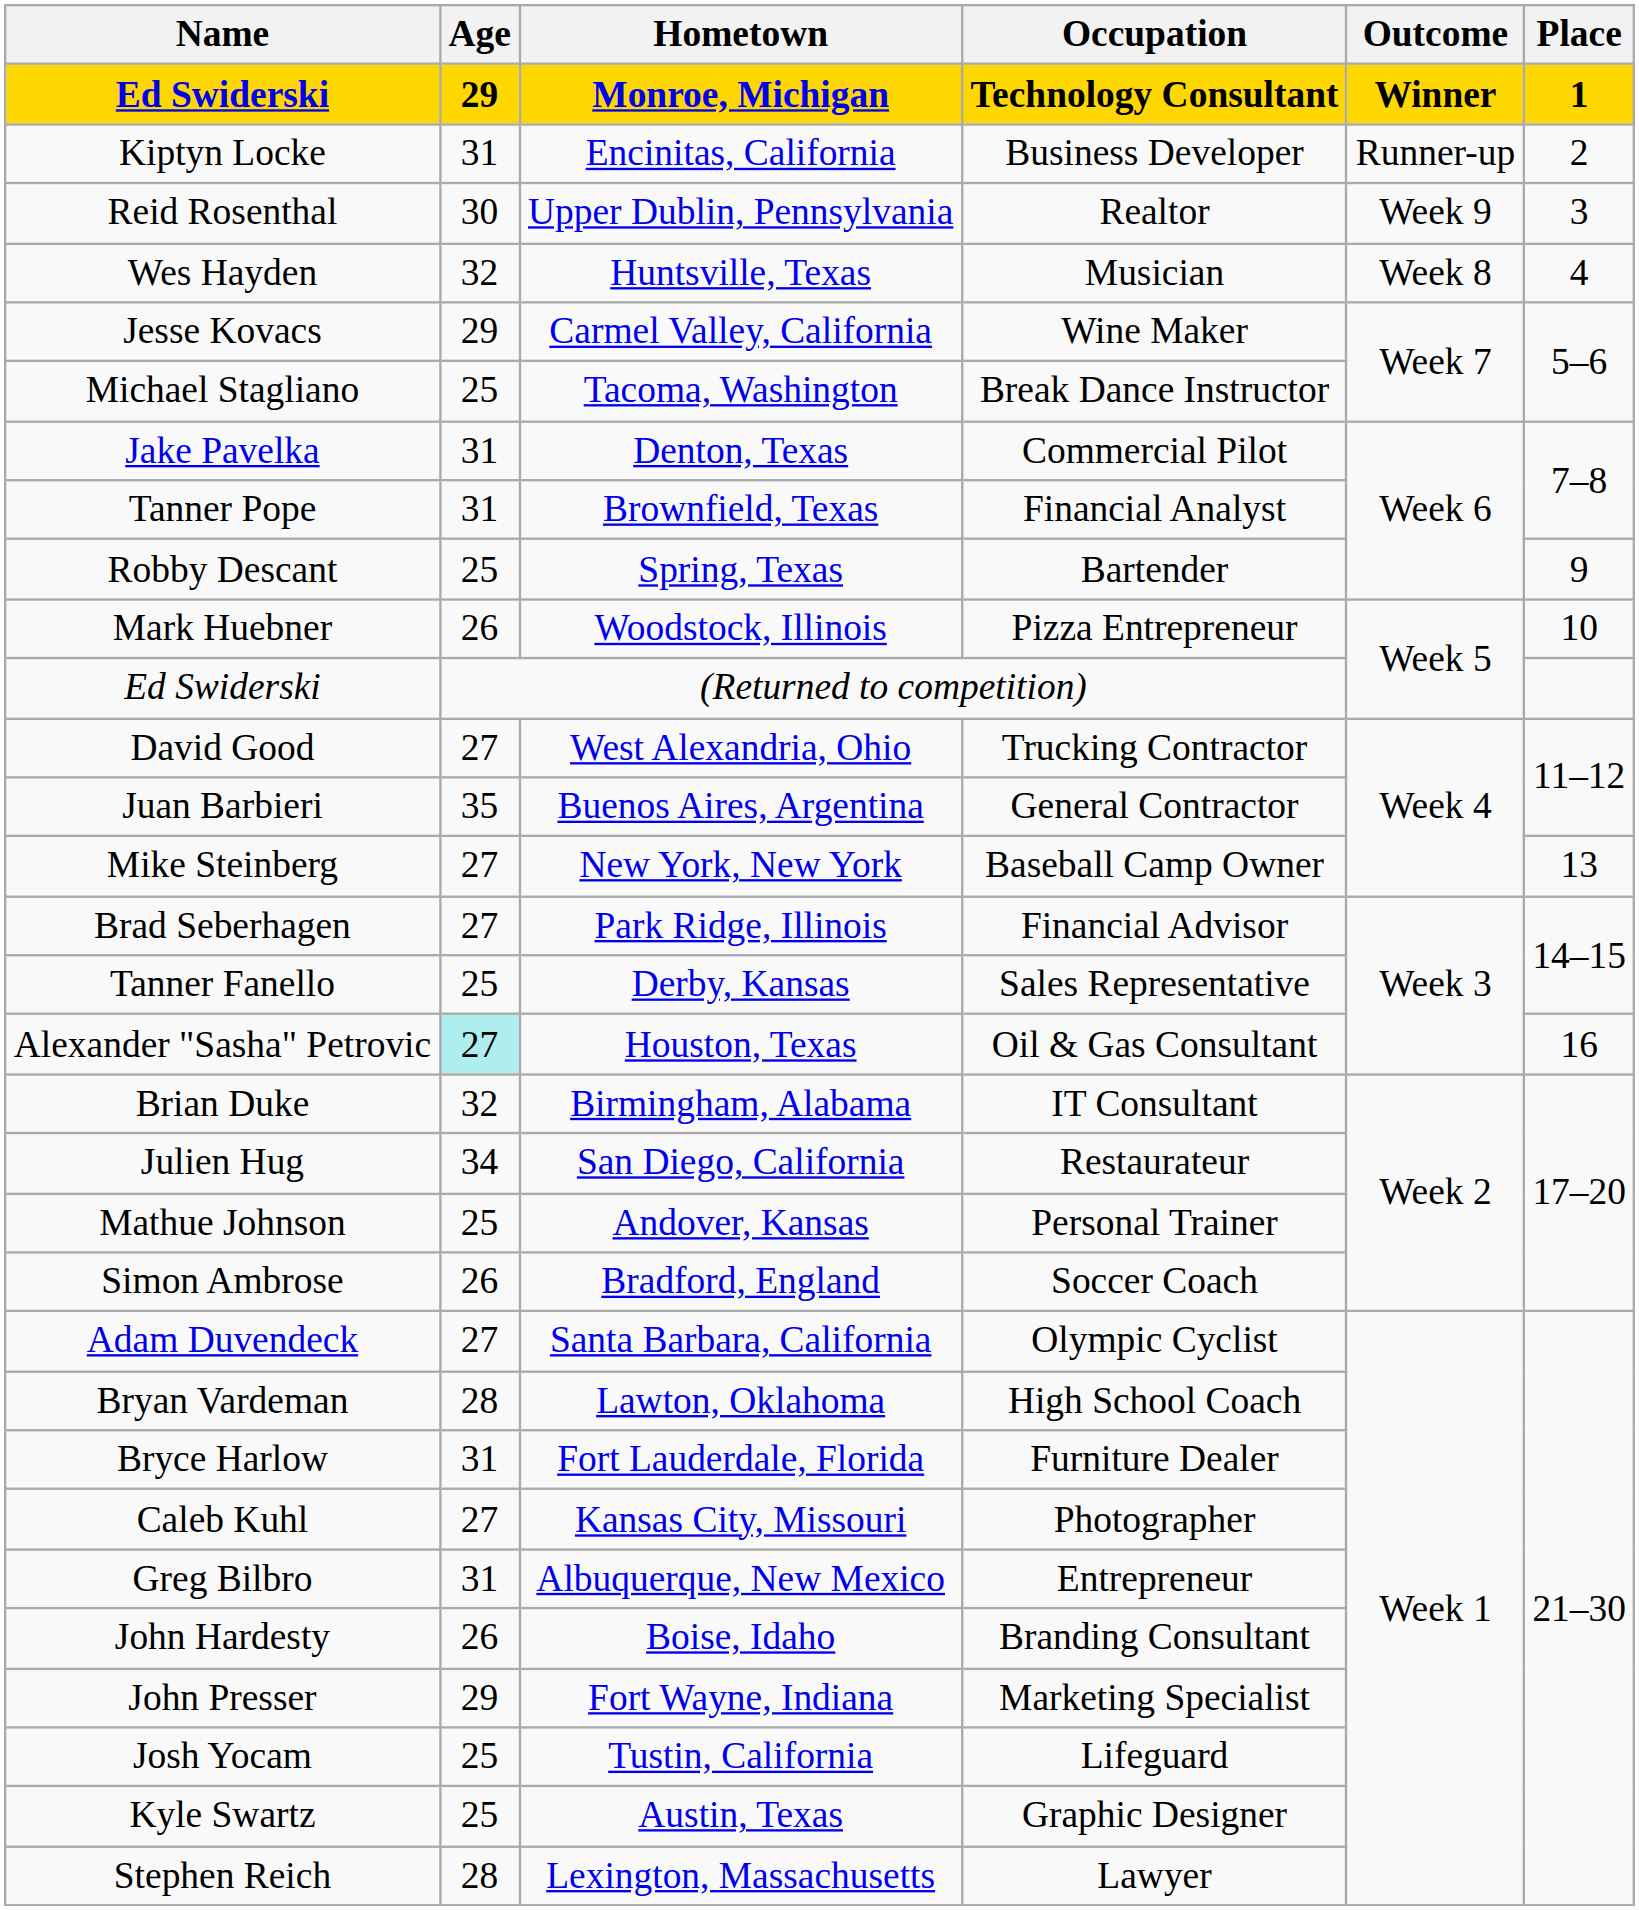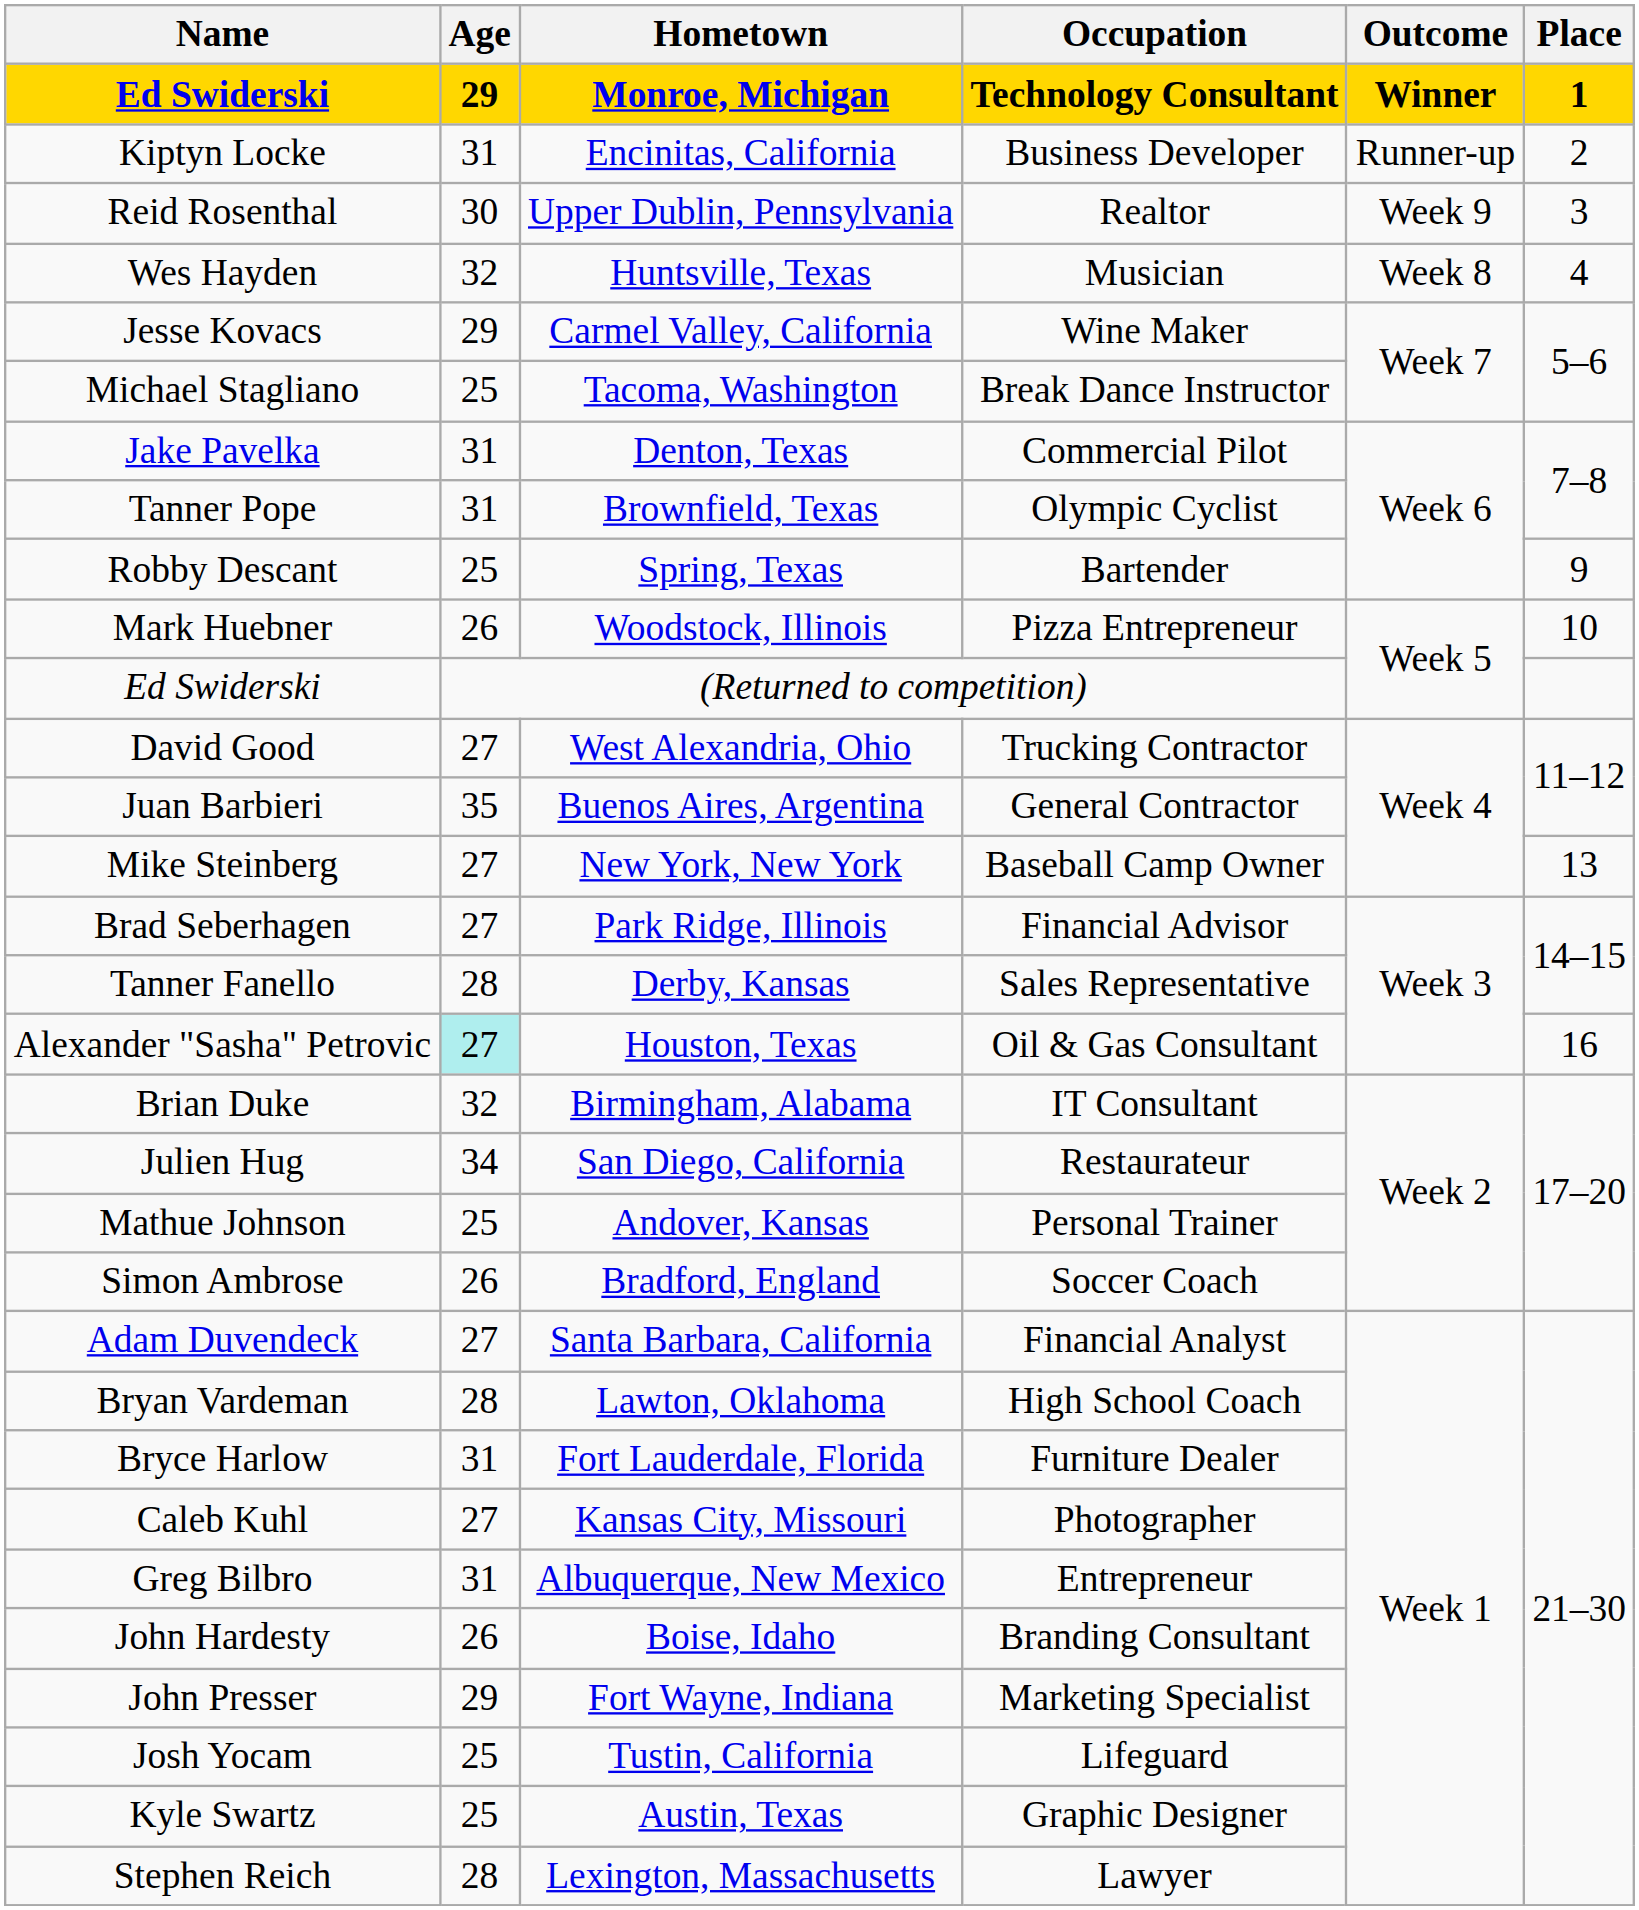(1155, 509) Financial Analyst -> (1155, 509) Olympic Cyclist
(480, 984) 25 -> (480, 984) 28
(1155, 1340) Olympic Cyclist -> (1155, 1340) Financial Analyst
